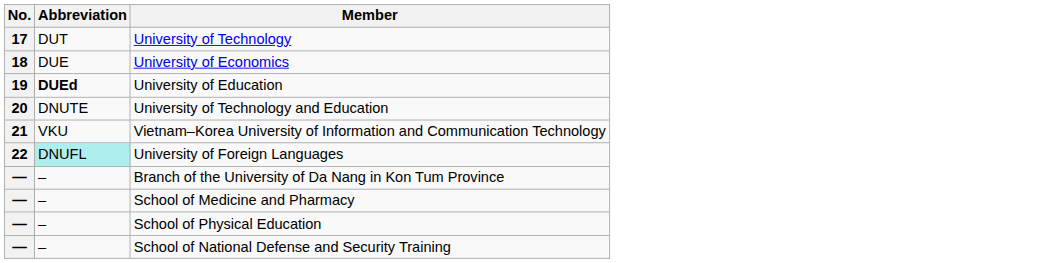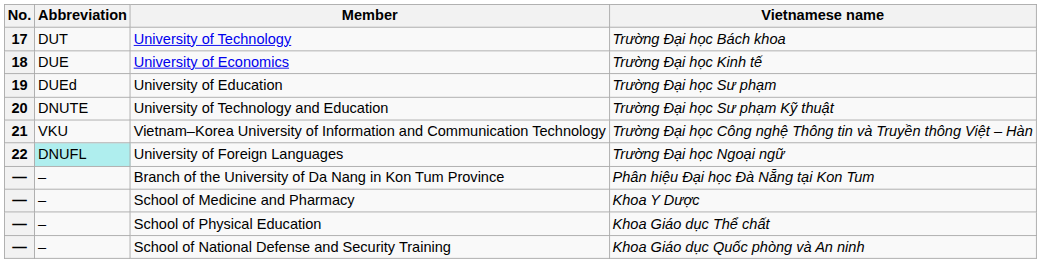+ column: (823, 16)
(58, 85) bold -> (57, 85) normal
